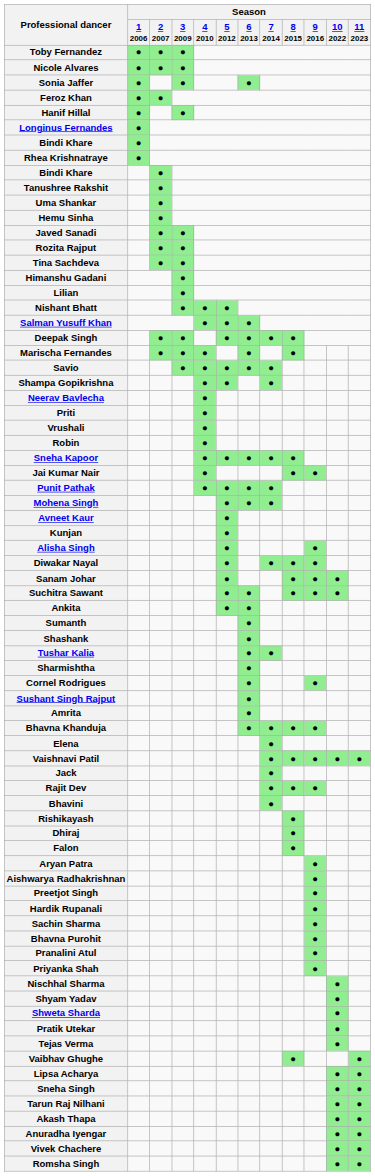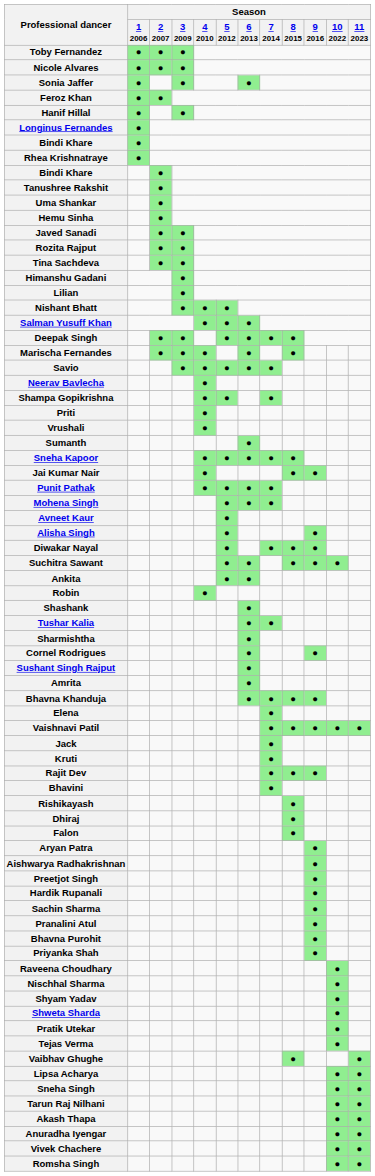rows swapped: (66, 383) <-> (66, 398)
rows swapped: (66, 443) <-> (66, 623)
- row: (66, 533)
- row: (66, 578)
+ row: (66, 759)
rows swapped: (66, 939) <-> (66, 954)
+ row: (66, 969)
